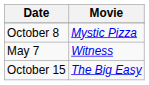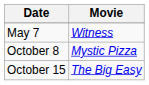rows swapped: (23, 51) <-> (33, 32)
